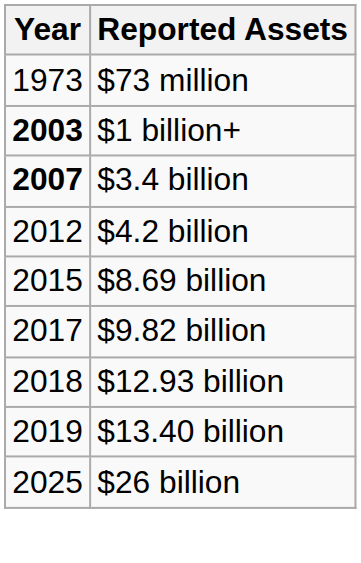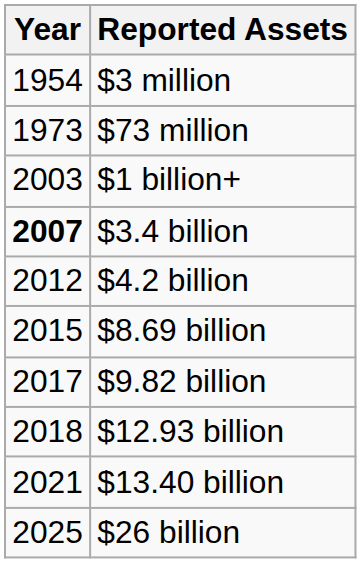+ row: (164, 79)
(48, 130) bold -> (48, 180) normal
(48, 431) 2019 -> (48, 481) 2021
